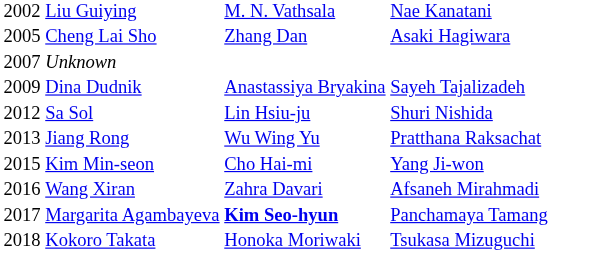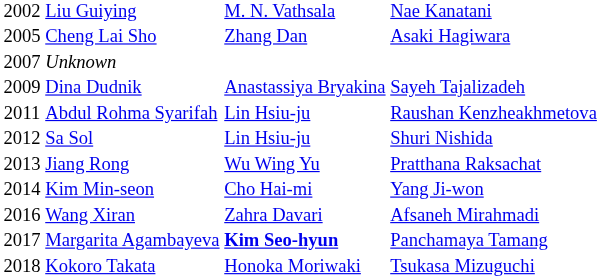+ row: (131, 112)
(22, 163) 2015 -> (22, 189) 2014
